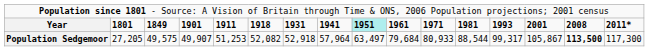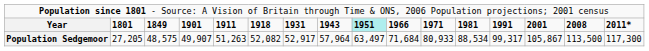(330, 25) 1941 -> (330, 25) 1943
(399, 25) 1961 -> (399, 25) 1966
(502, 25) 1993 -> (502, 25) 1991
(162, 39) 49,575 -> (162, 39) 48,575
(231, 39) 51,253 -> (231, 39) 51,263
(300, 39) 52,918 -> (300, 39) 52,917
(404, 39) 79,684 -> (404, 39) 71,684
(473, 39) 88,544 -> (473, 39) 88,534
(584, 39) bold -> (584, 39) normal
